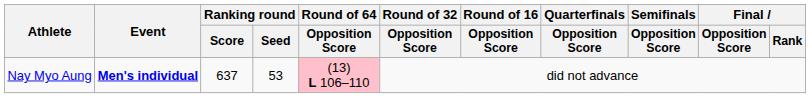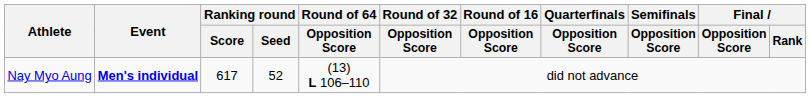(227, 76) 637 -> (227, 76) 617
(276, 76) 53 -> (276, 76) 52
(339, 76) pink background -> (339, 76) no background
